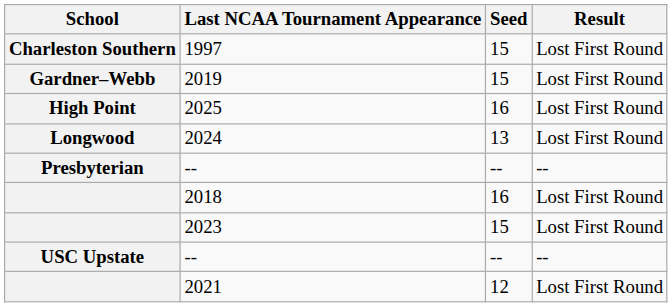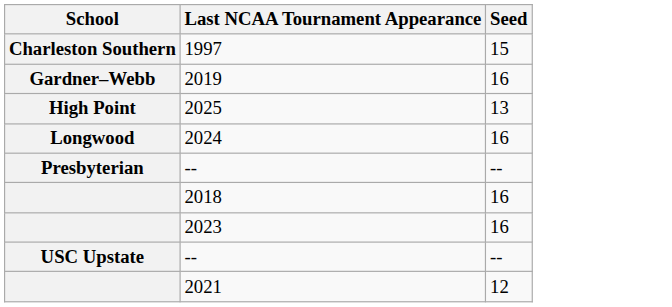- column: (600, 19)
(499, 78) 15 -> (499, 78) 16
(499, 108) 16 -> (499, 108) 13
(499, 138) 13 -> (499, 138) 16
(499, 227) 15 -> (499, 227) 16
